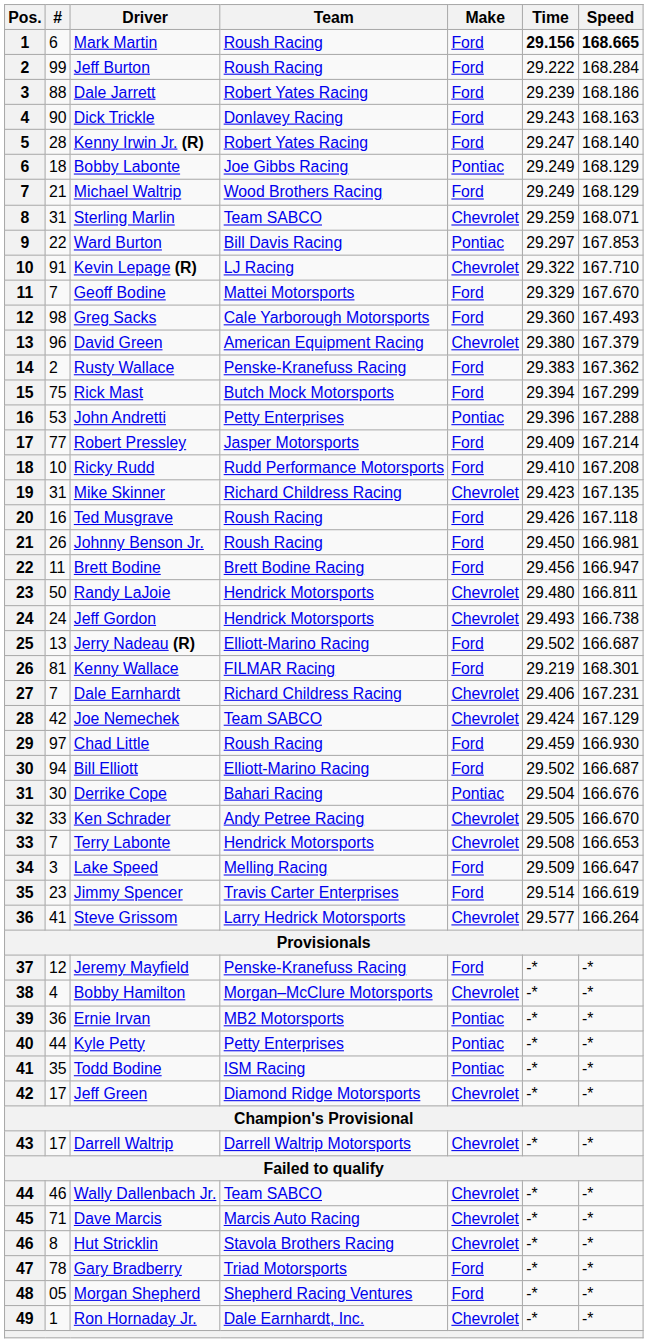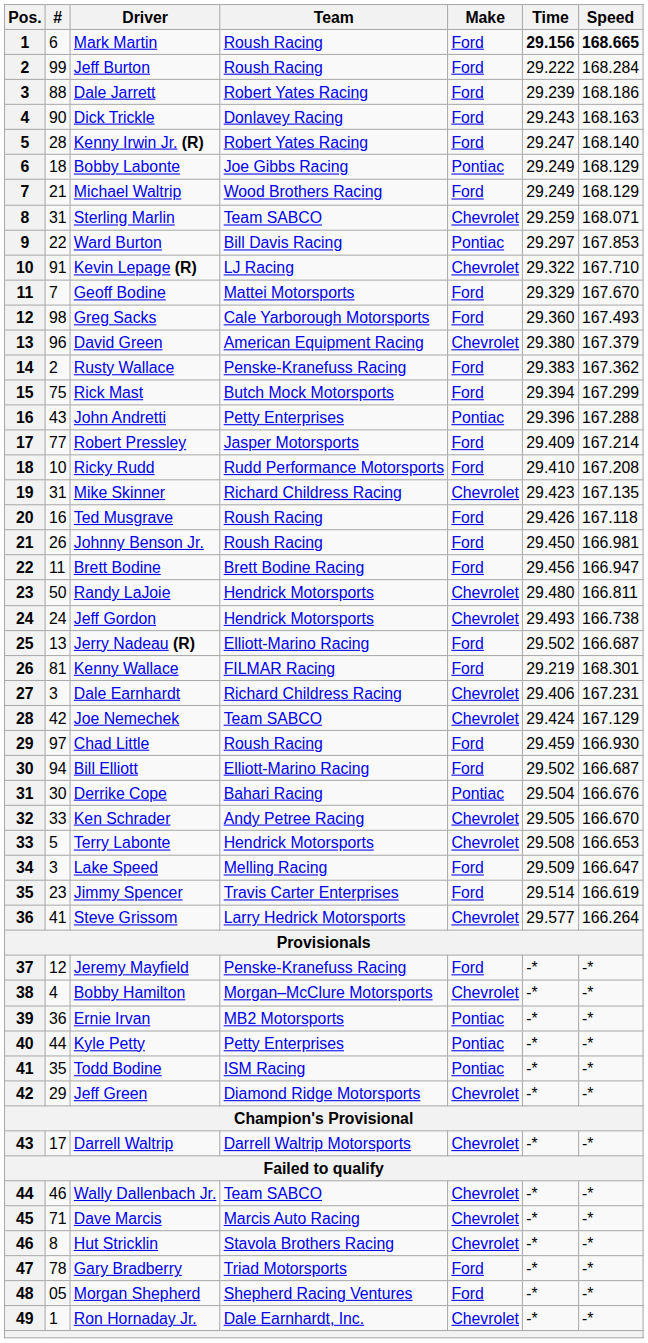(58, 418) 53 -> (58, 418) 43
(53, 693) 7 -> (53, 693) 3
(53, 843) 7 -> (53, 843) 5
(58, 1093) 17 -> (58, 1093) 29
